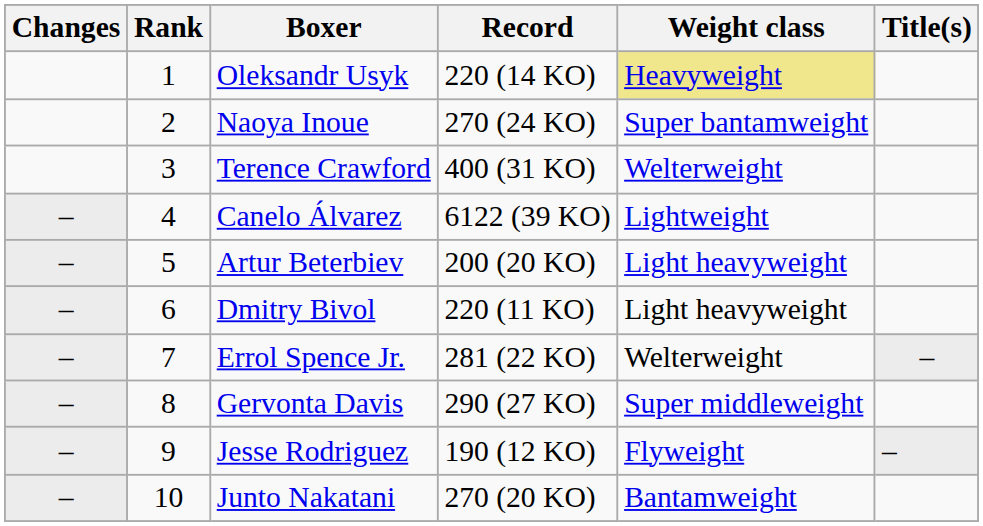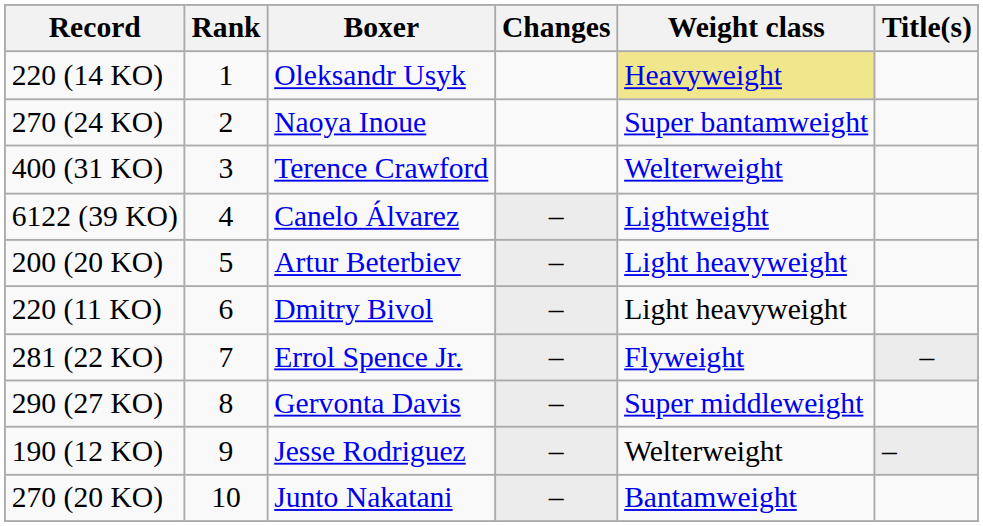columns swapped: (66, 27) <-> (527, 27)
(703, 356) Welterweight -> (684, 356) Flyweight
(684, 450) Flyweight -> (703, 450) Welterweight
